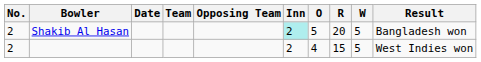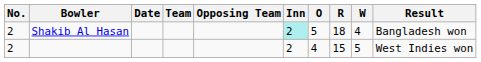(339, 31) 20 -> (339, 31) 18
(357, 31) 5 -> (357, 31) 4
